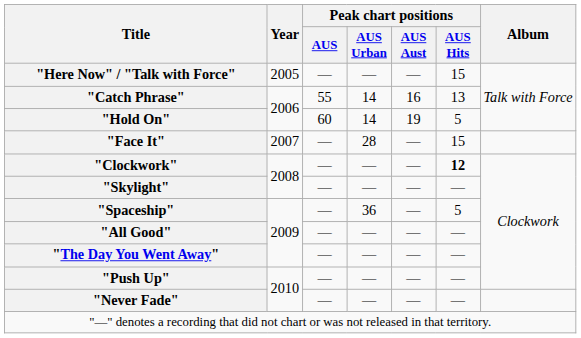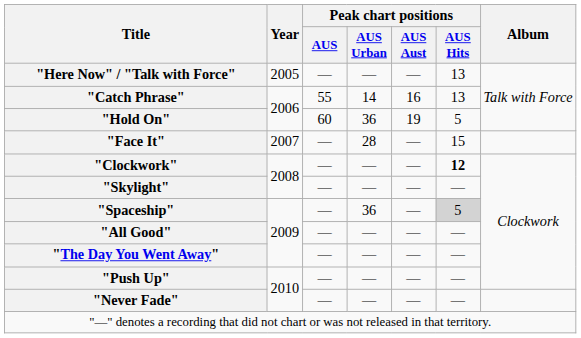(458, 74) 15 -> (458, 74) 13
(369, 119) 14 -> (369, 119) 36
(458, 210) no background -> (458, 210) lightgrey background
